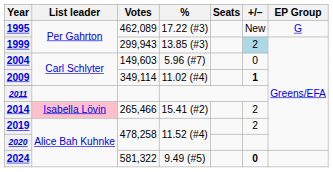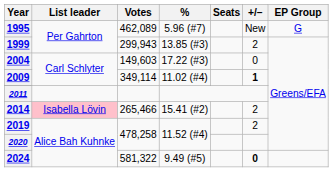(185, 28) 17.22 (#3) -> (185, 28) 5.96 (#7)
(255, 45) lightblue background -> (255, 45) no background
(185, 61) 5.96 (#7) -> (185, 61) 17.22 (#3)
